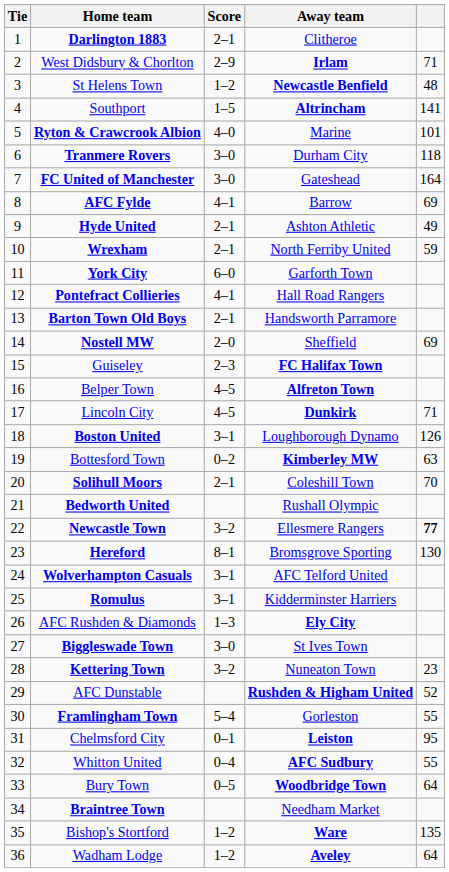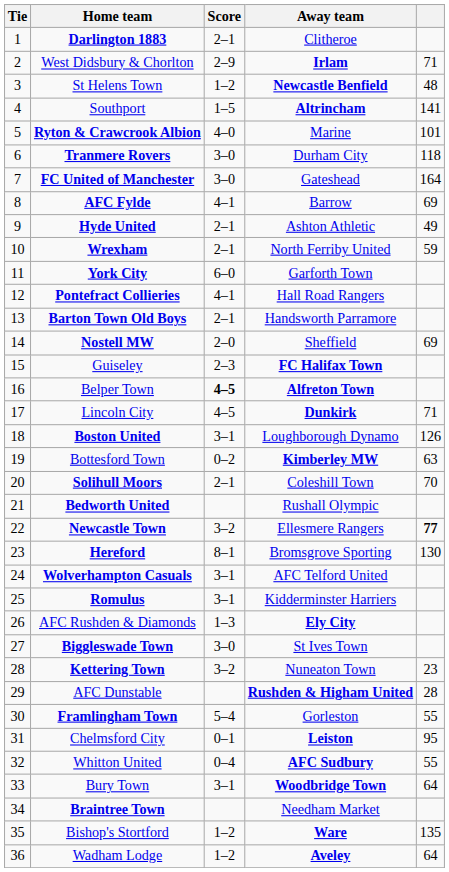(224, 389) normal -> (224, 389) bold
(430, 692) 52 -> (430, 692) 28
(224, 785) 0–5 -> (224, 785) 3–1
